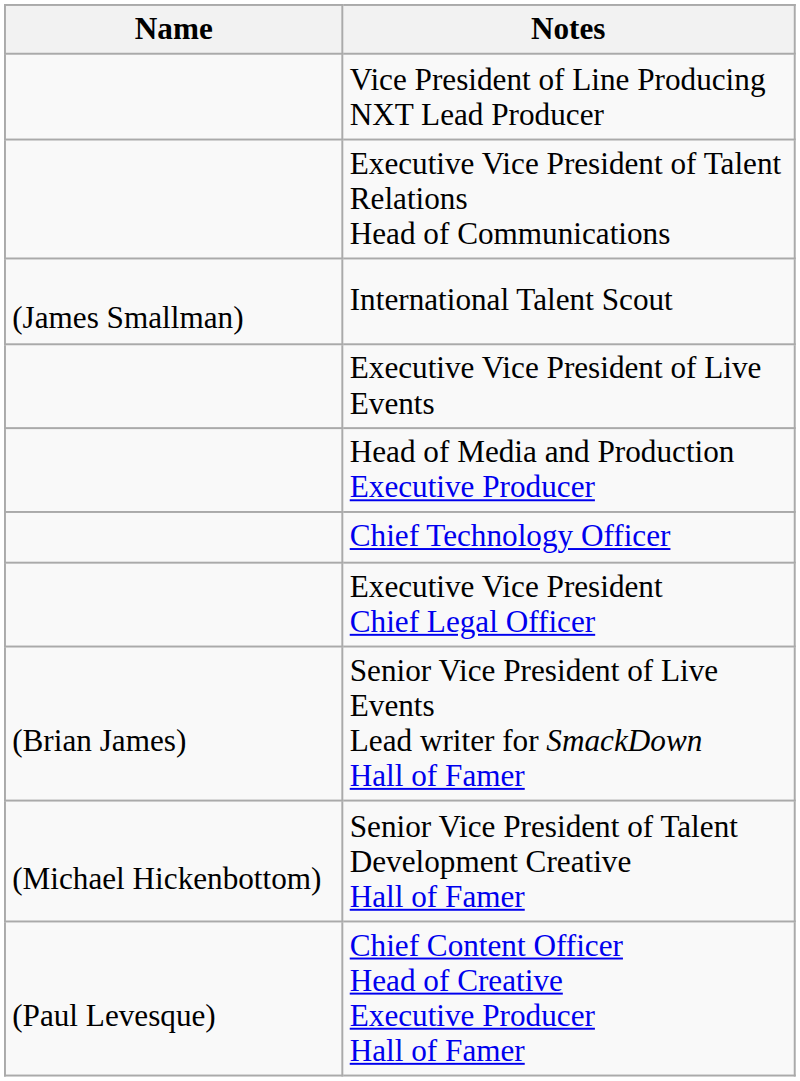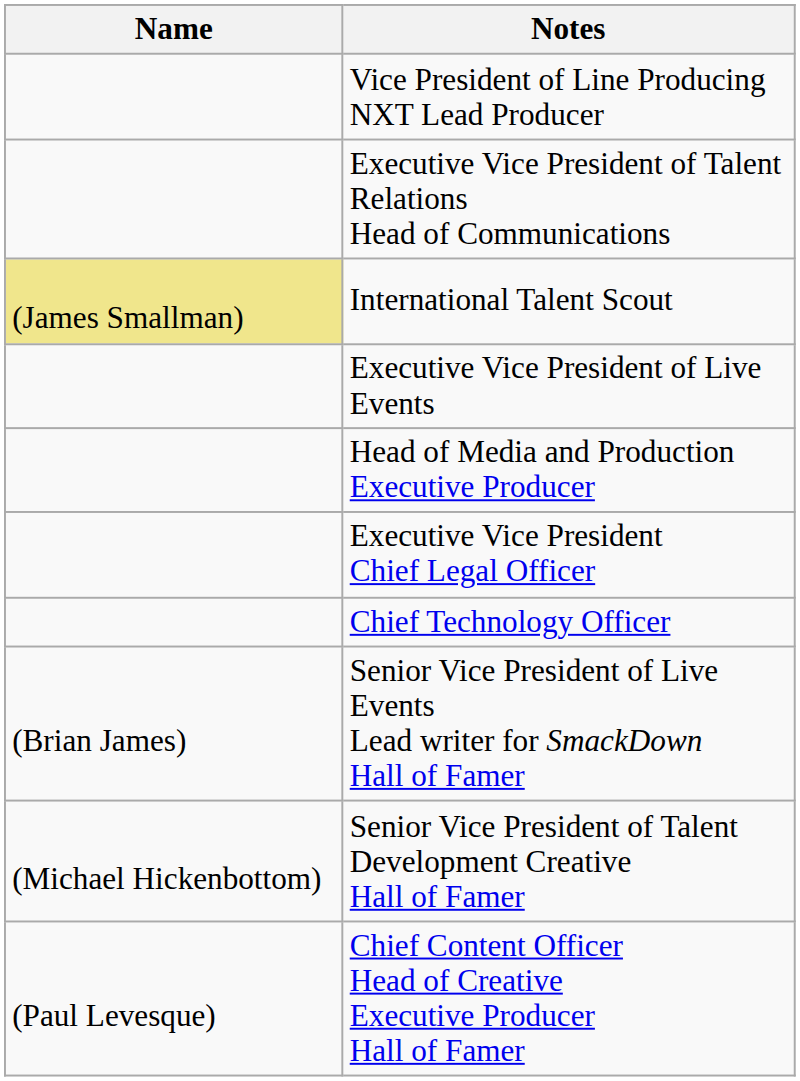(128, 318) no background -> (128, 318) khaki background
rows swapped: (506, 603) <-> (510, 536)
